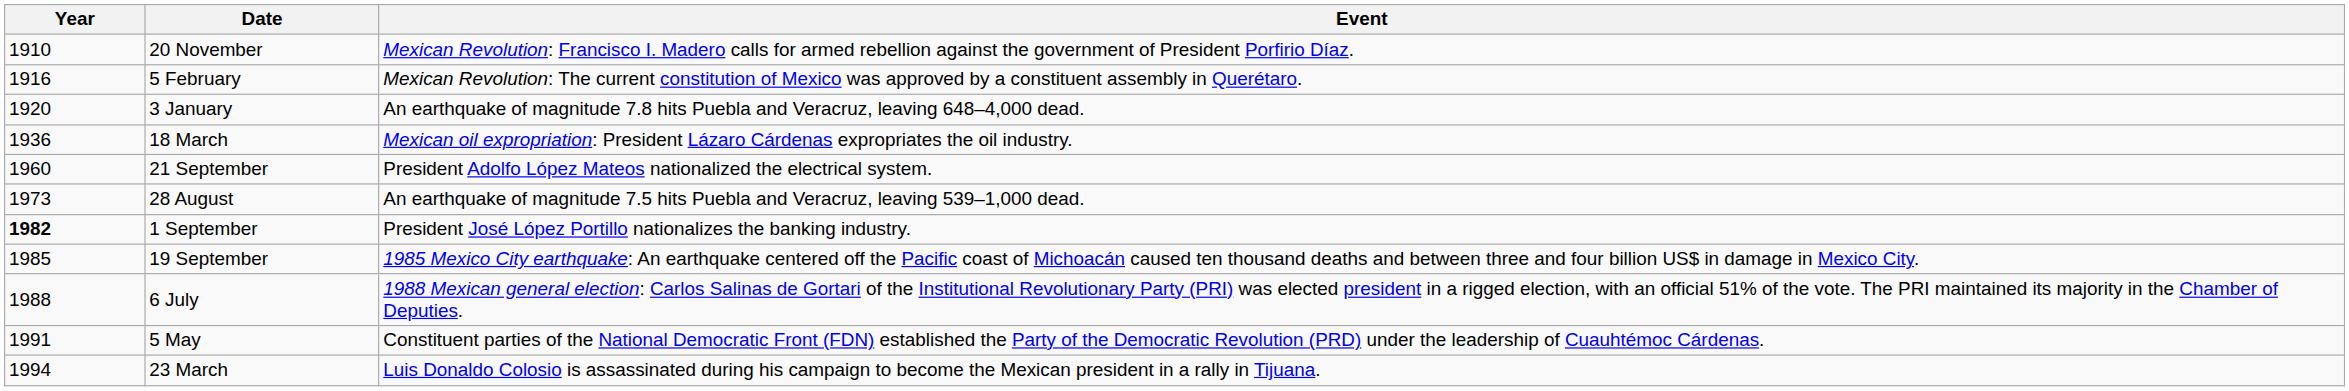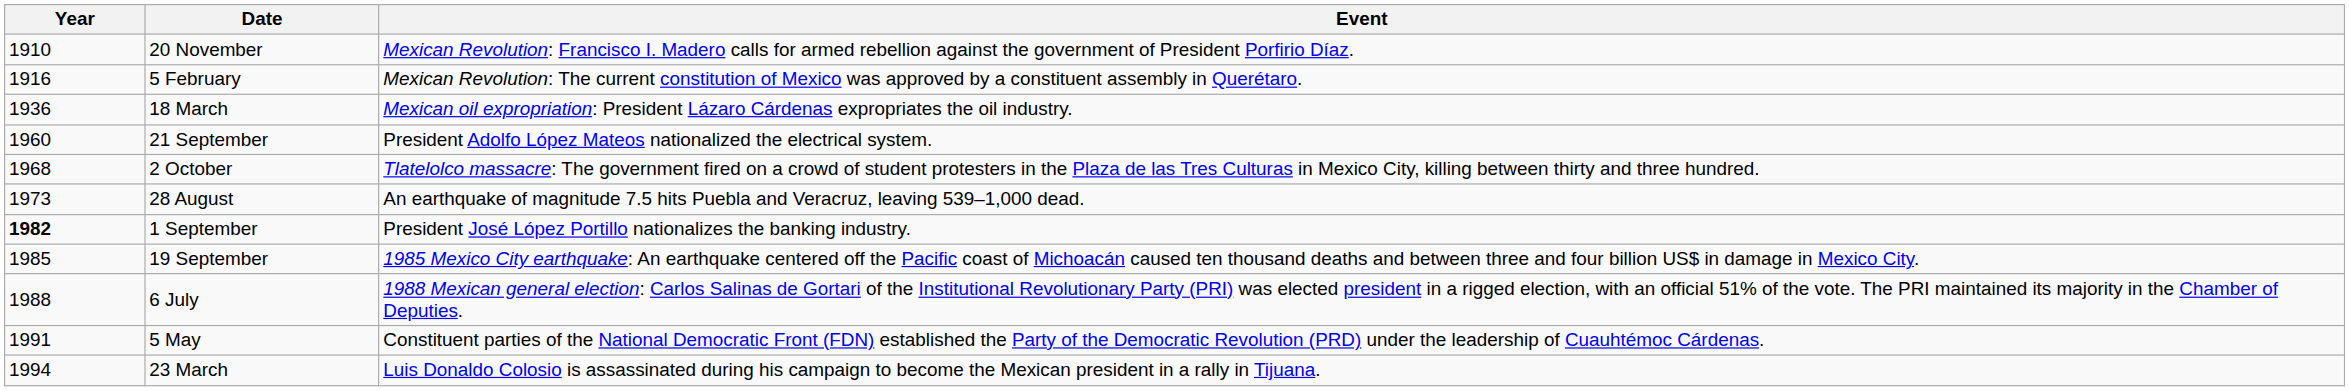- row: (191, 109)
+ row: (191, 169)
